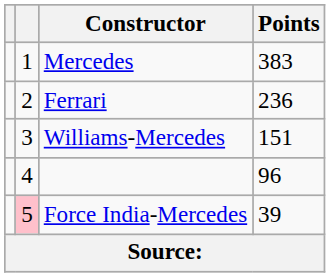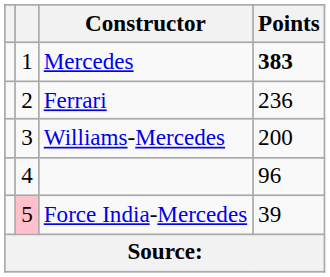(275, 61) normal -> (275, 61) bold
(275, 137) 151 -> (275, 137) 200
